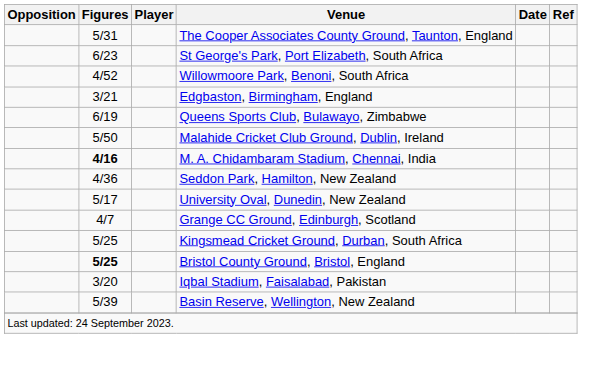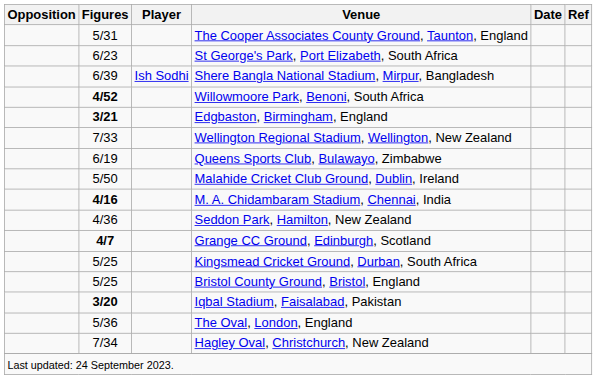+ row: (344, 76)
(105, 76) normal -> (105, 96) bold
(105, 96) normal -> (105, 117) bold
+ row: (353, 138)
- row: (293, 199)
(105, 220) normal -> (105, 240) bold
(105, 261) bold -> (105, 281) normal
(105, 281) normal -> (105, 302) bold
+ row: (273, 323)
+ row: (312, 343)
- row: (297, 302)
